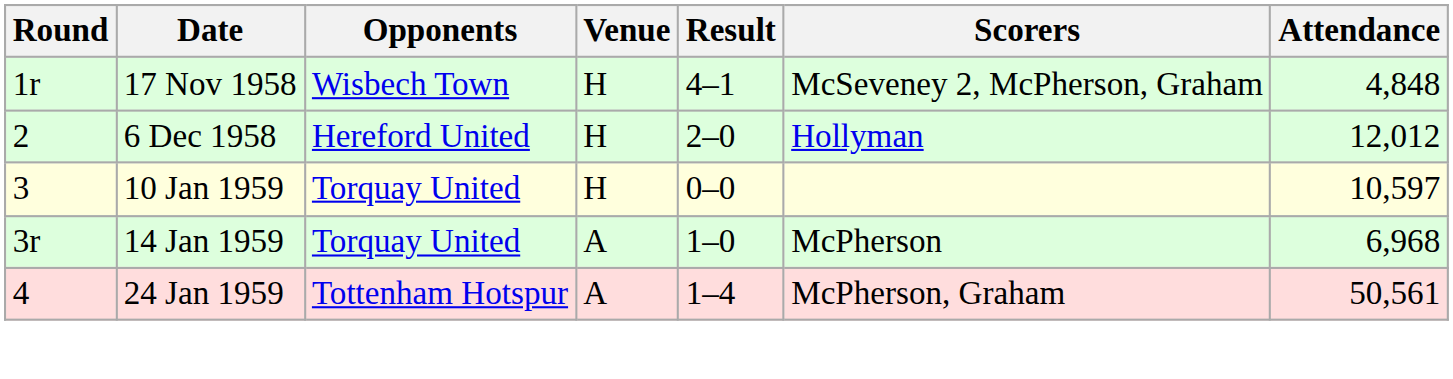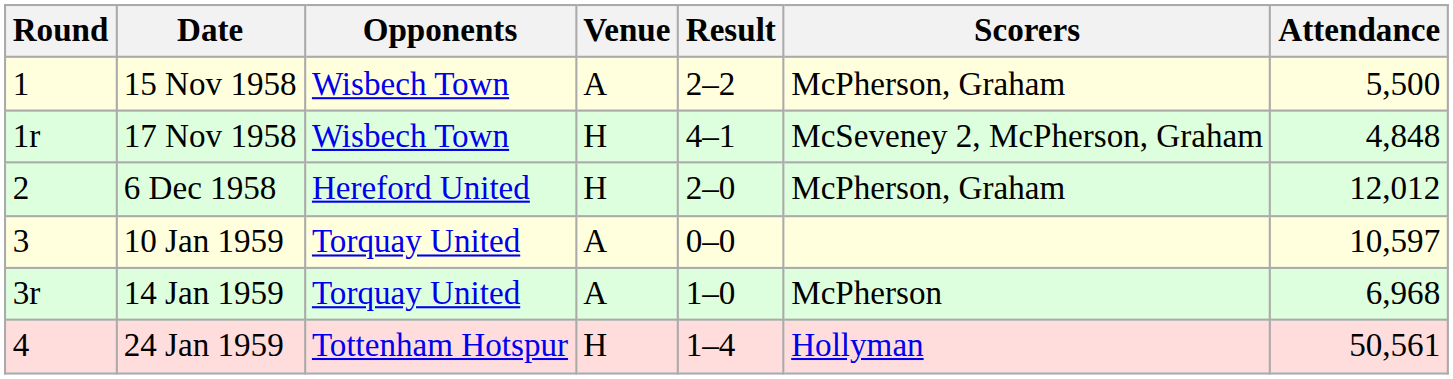+ row: (210, 83)
(857, 135) Hollyman -> (928, 188) McPherson, Graham
(595, 188) H -> (595, 240) A
(595, 293) A -> (595, 345) H
(928, 293) McPherson, Graham -> (857, 345) Hollyman
